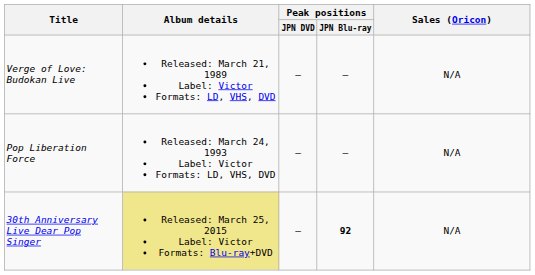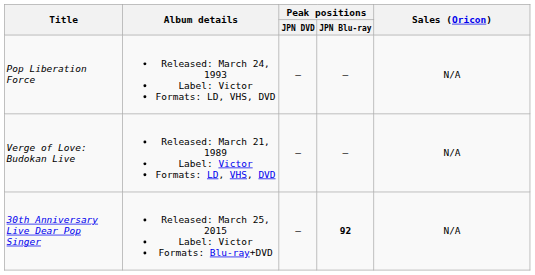rows swapped: (47, 74) <-> (47, 153)
(201, 236) khaki background -> (201, 236) no background
